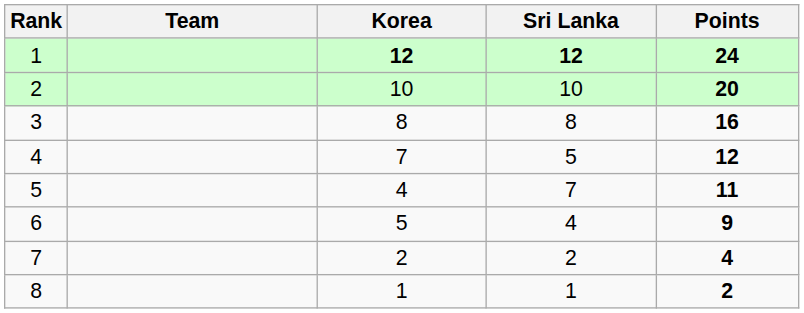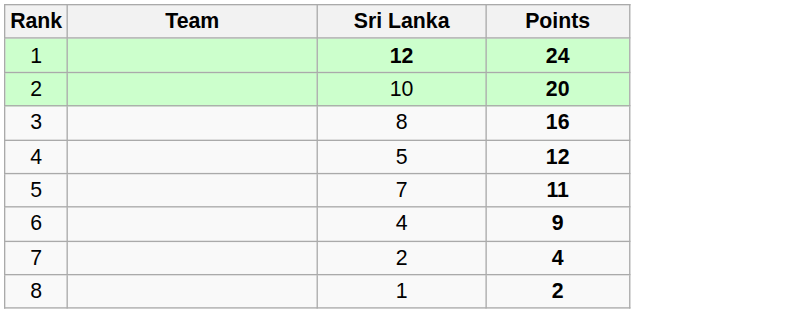- column: (402, 21)
